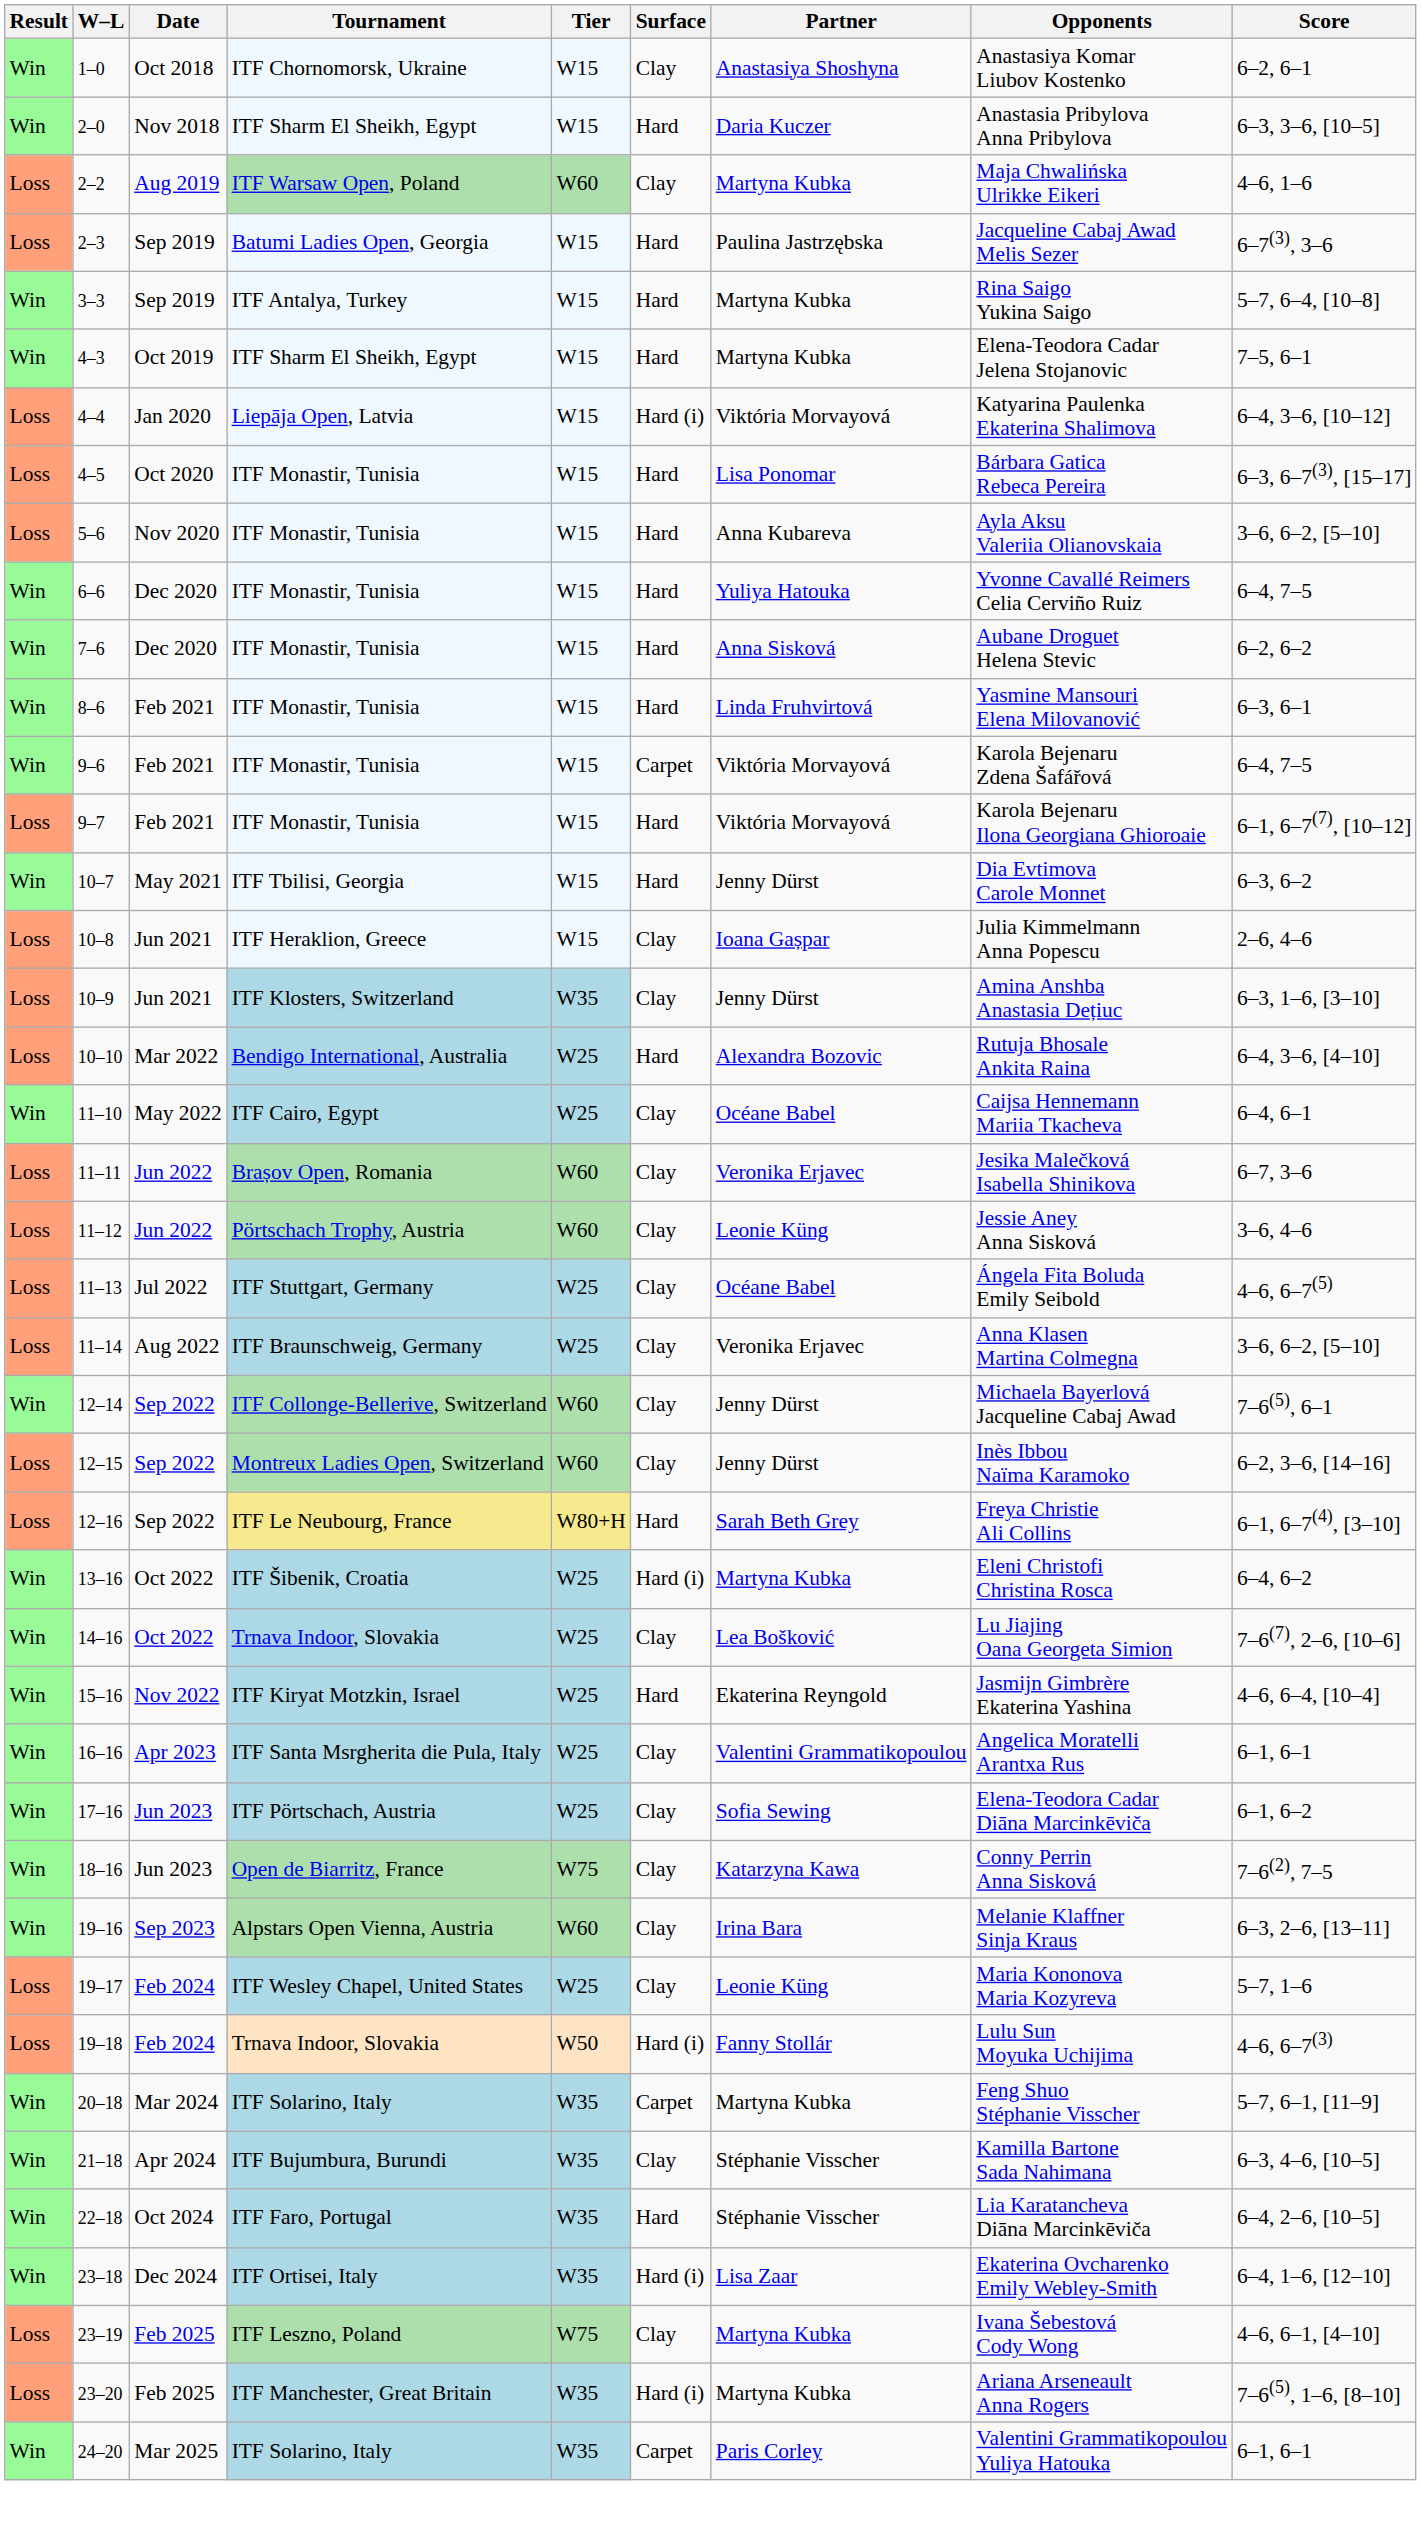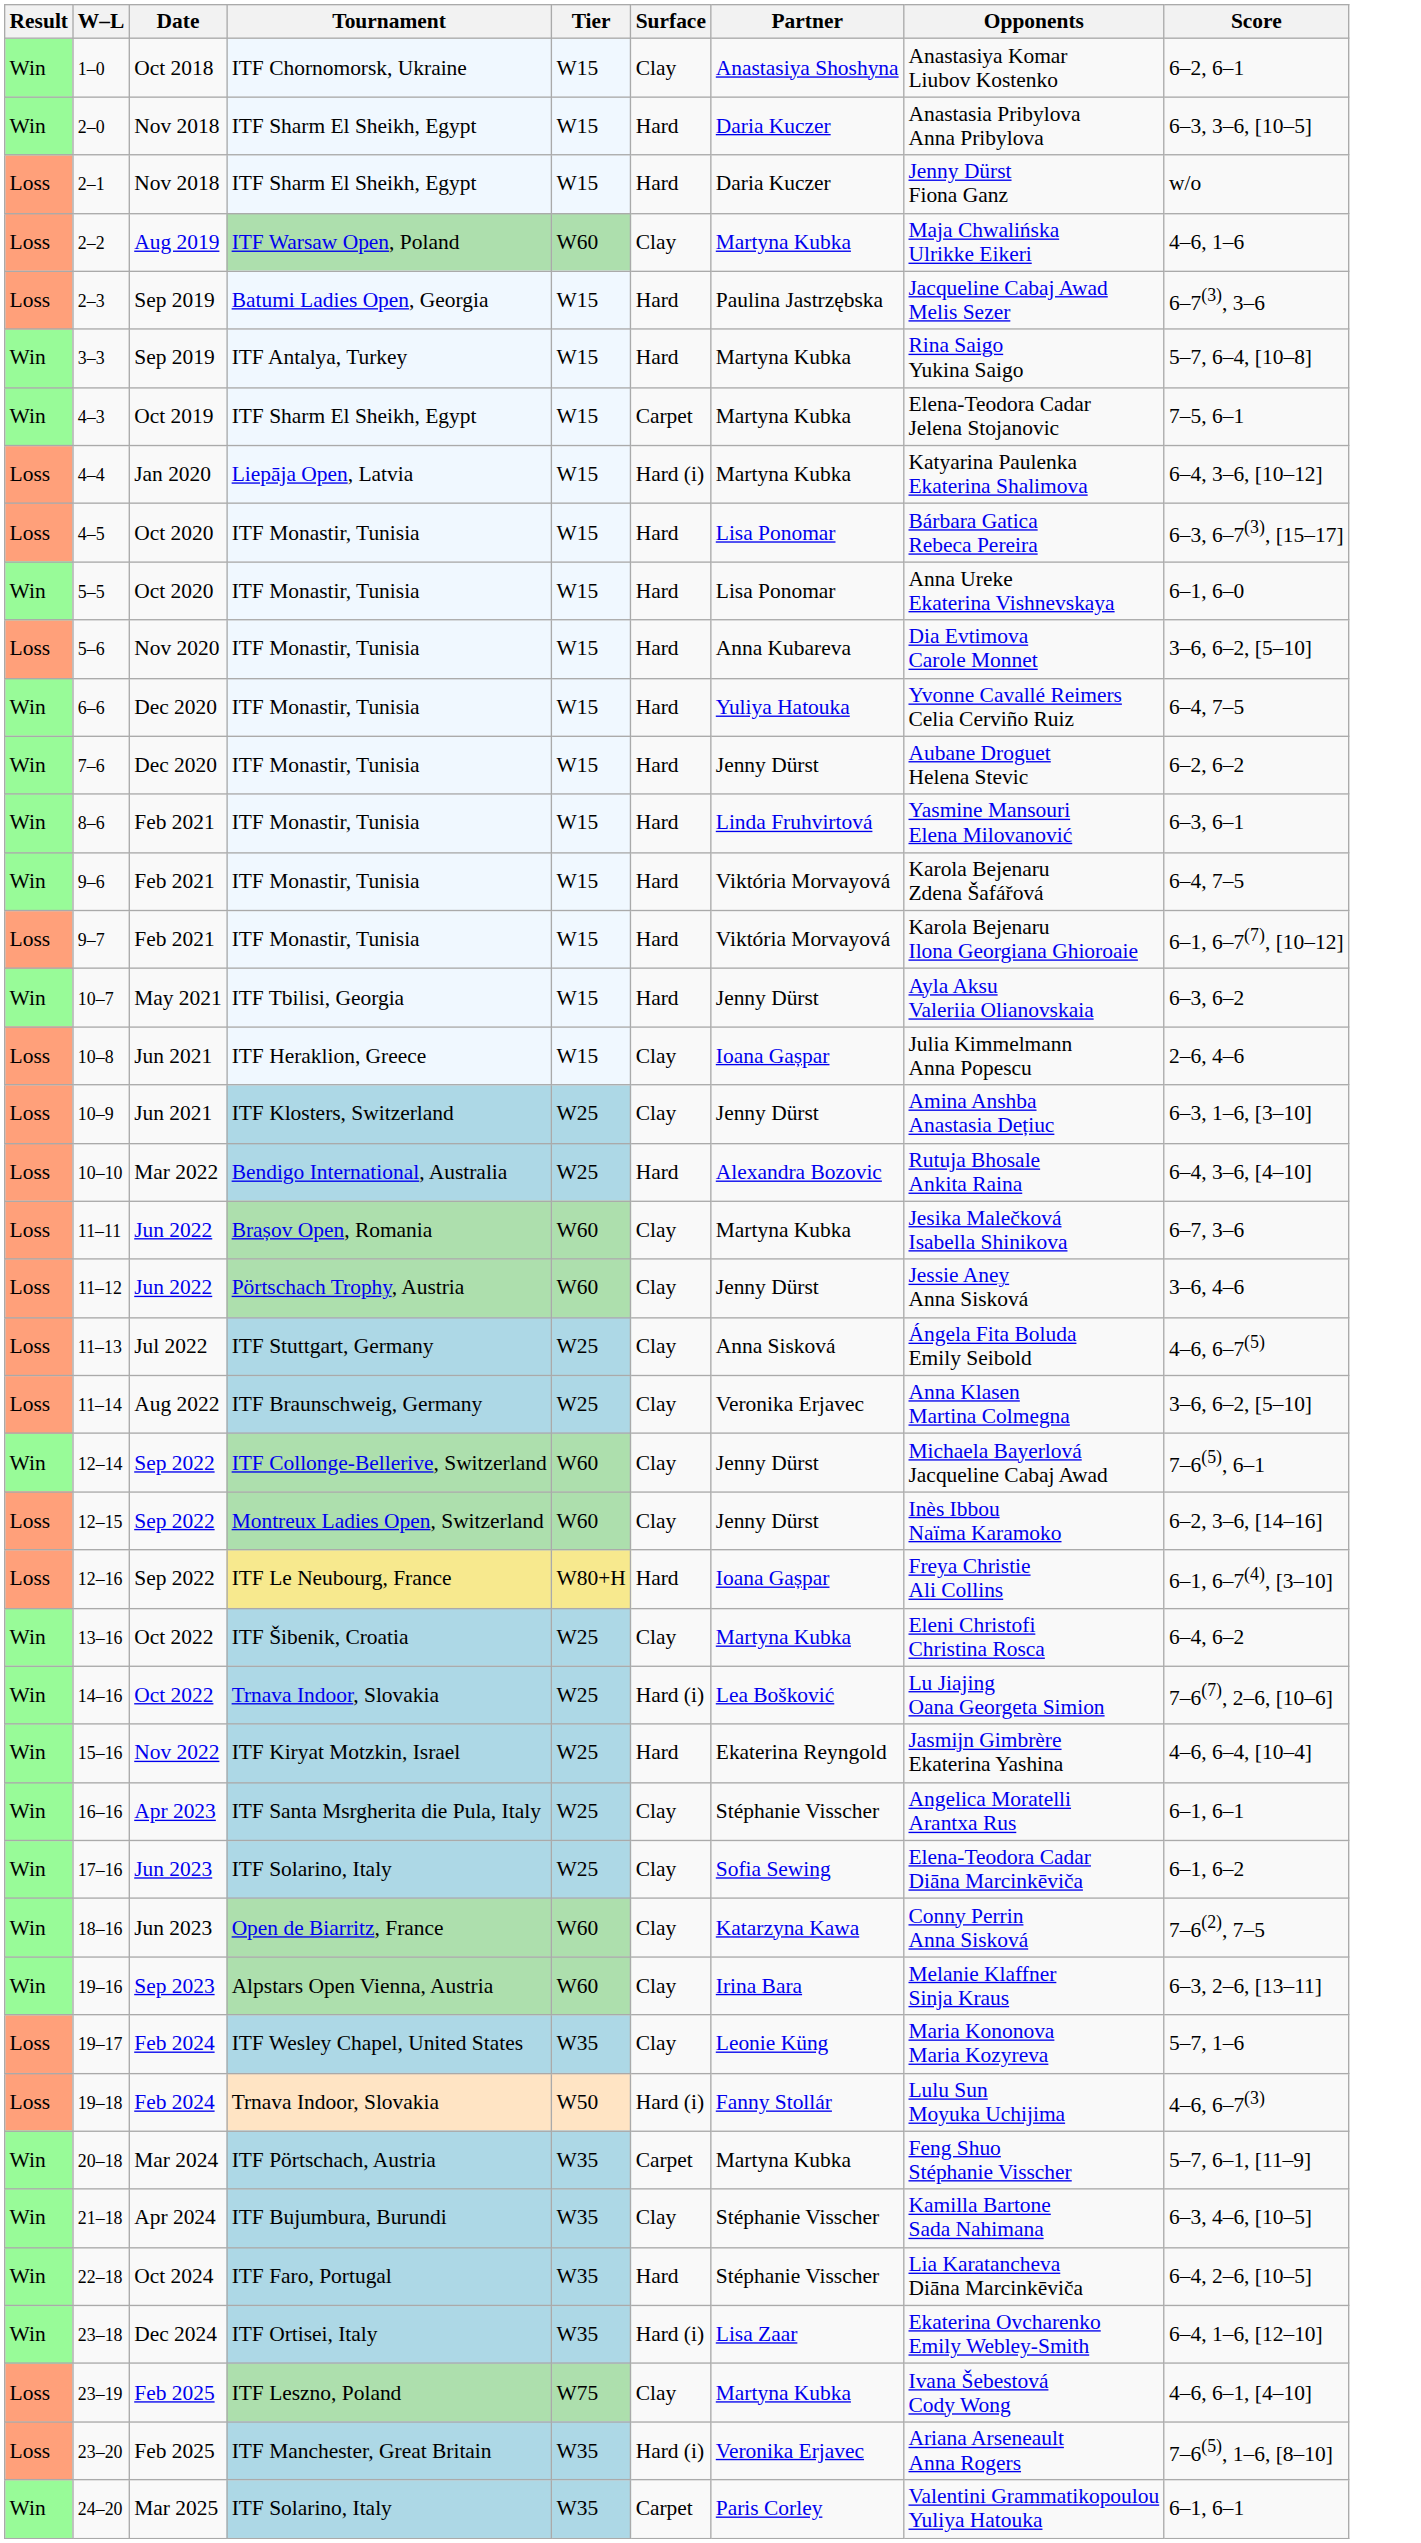+ row: (91, 185)
(657, 358) Hard -> (664, 416) Carpet
(803, 416) Viktória Morvayová -> (783, 474) Martyna Kubka
+ row: (91, 592)
(1069, 532) Ayla Aksu Valeriia Olianovskaia -> (973, 648) Dia Evtimova Carole Monnet
(776, 648) Anna Sisková -> (767, 765) Jenny Dürst
(664, 765) Carpet -> (657, 881) Hard
(1041, 881) Dia Evtimova Carole Monnet -> (1001, 997) Ayla Aksu Valeriia Olianovskaia
(577, 997) W35 -> (577, 1113) W25
- row: (100, 1115)
(790, 1171) Veronika Erjavec -> (783, 1230) Martyna Kubka
(772, 1230) Leonie Küng -> (767, 1288) Jenny Dürst
(776, 1288) Océane Babel -> (776, 1346) Anna Sisková
(787, 1520) Sarah Beth Grey -> (773, 1578) Ioana Gașpar
(670, 1578) Hard (i) -> (656, 1636) Clay
(656, 1636) Clay -> (670, 1694) Hard (i)
(841, 1753) Valentini Grammatikopoulou -> (797, 1811) Stéphanie Visscher
(334, 1811) ITF Pörtschach, Austria -> (312, 1869) ITF Solarino, Italy
(577, 1869) W75 -> (577, 1927) W60
(577, 1985) W25 -> (577, 2043) W35
(312, 2101) ITF Solarino, Italy -> (334, 2159) ITF Pörtschach, Austria
(783, 2392) Martyna Kubka -> (790, 2450) Veronika Erjavec
